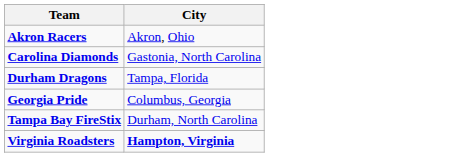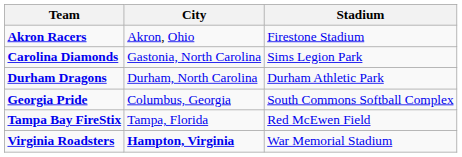+ column: (360, 15)
(168, 78) Tampa, Florida -> (192, 78) Durham, North Carolina
(192, 120) Durham, North Carolina -> (168, 120) Tampa, Florida
